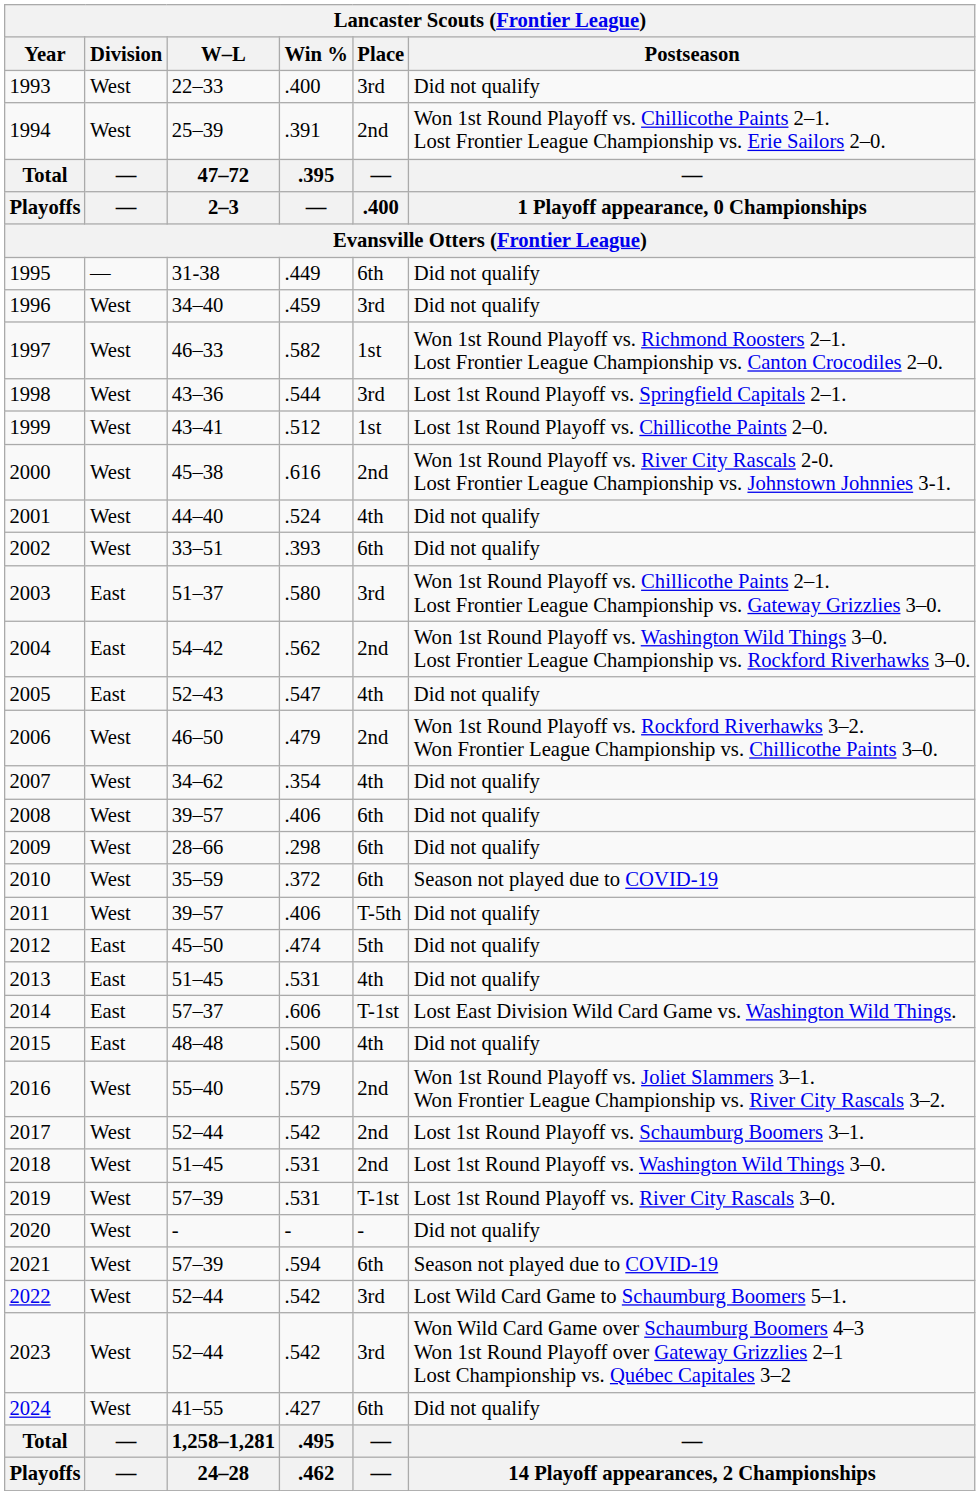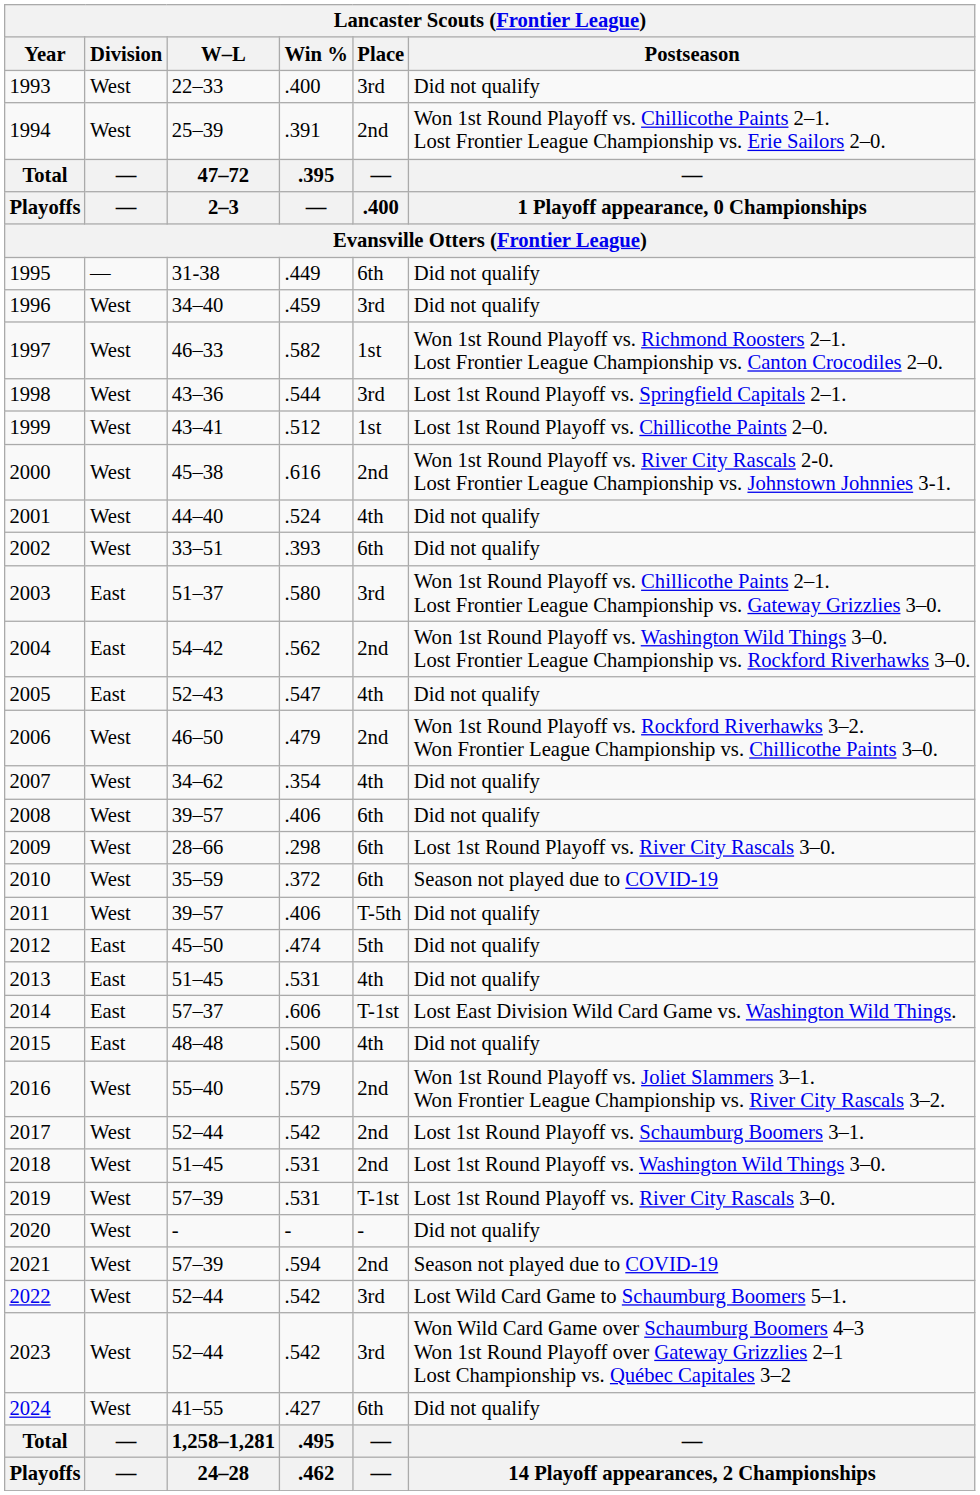(477, 847) Did not qualify -> (625, 847) Lost 1st Round Playoff vs. River City Rascals 3–0.
(370, 1263) 6th -> (373, 1263) 2nd
